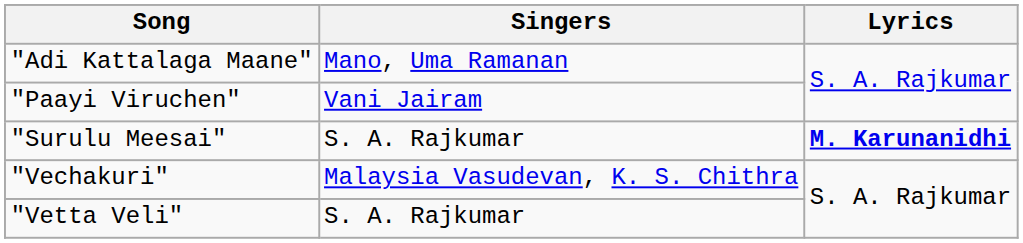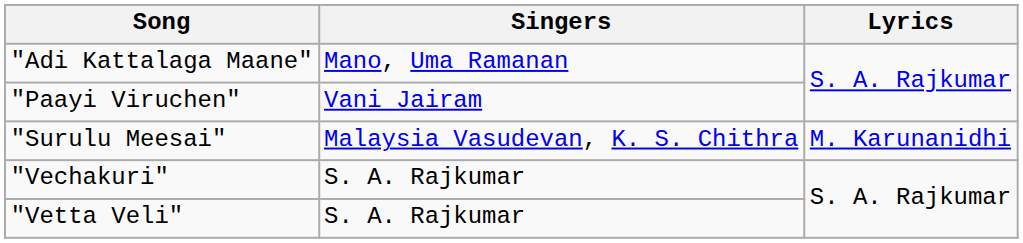(425, 141) S. A. Rajkumar -> (561, 141) Malaysia Vasudevan, K. S. Chithra
(910, 141) bold -> (910, 141) normal
(561, 179) Malaysia Vasudevan, K. S. Chithra -> (425, 179) S. A. Rajkumar
